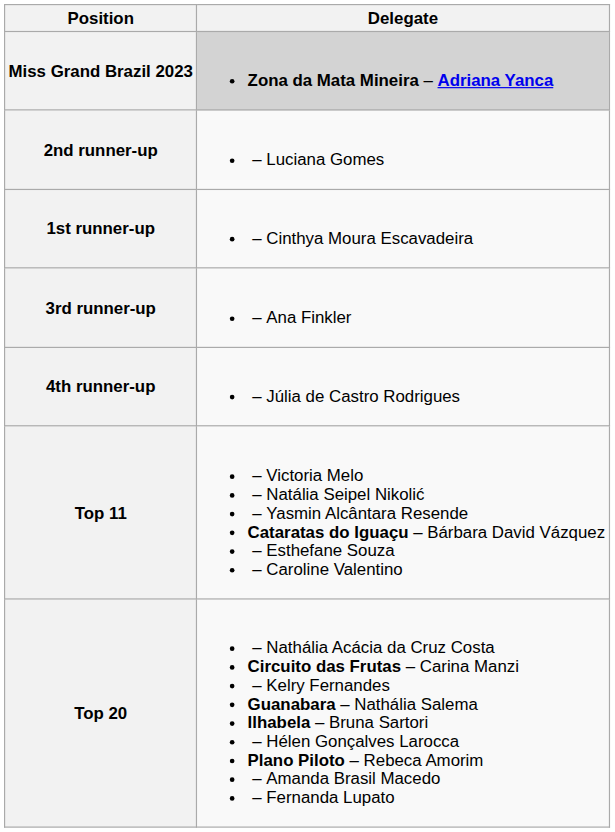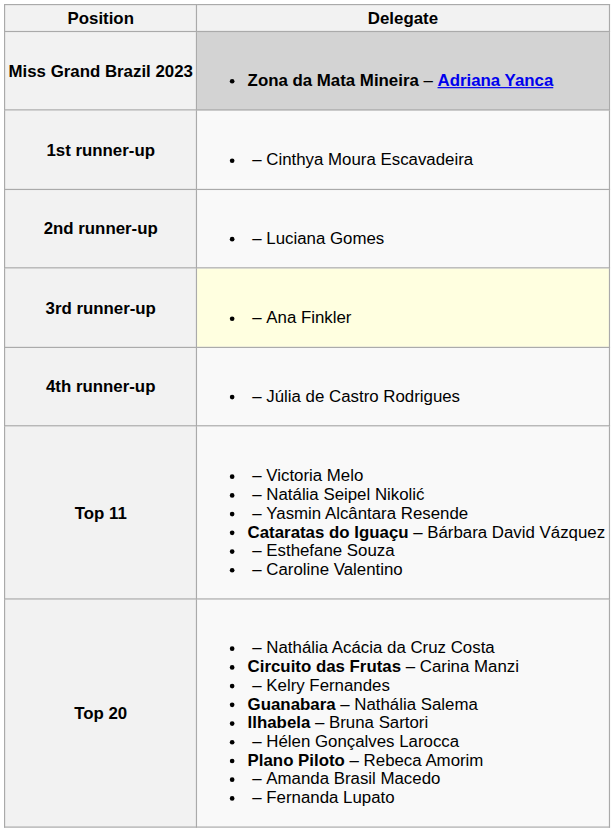rows swapped: (101, 229) <-> (101, 150)
(403, 317) no background -> (403, 317) lightyellow background
